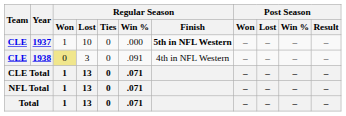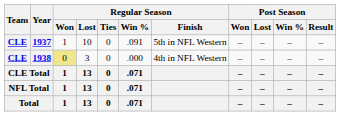(135, 42) .000 -> (135, 42) .091
(193, 42) bold -> (190, 42) normal
(135, 58) .091 -> (135, 58) .000
